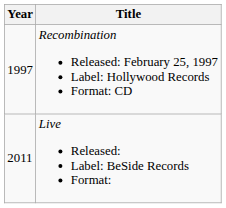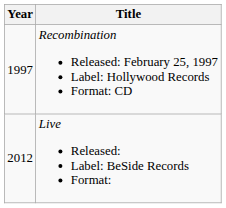(20, 158) 2011 -> (20, 158) 2012
